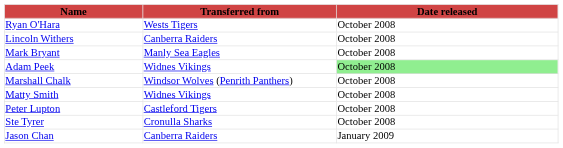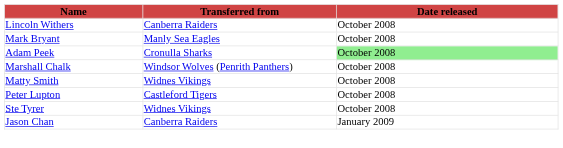- row: (33, 25)
(177, 66) Widnes Vikings -> (178, 53) Cronulla Sharks
(178, 122) Cronulla Sharks -> (177, 108) Widnes Vikings
